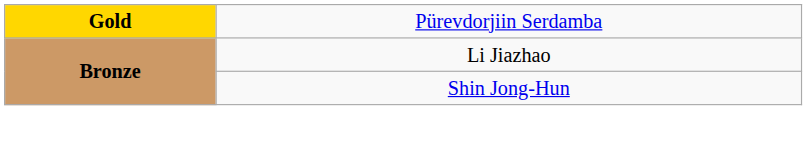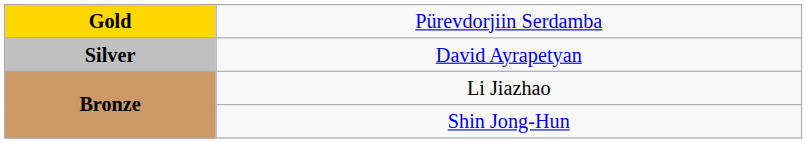+ row: (509, 54)
